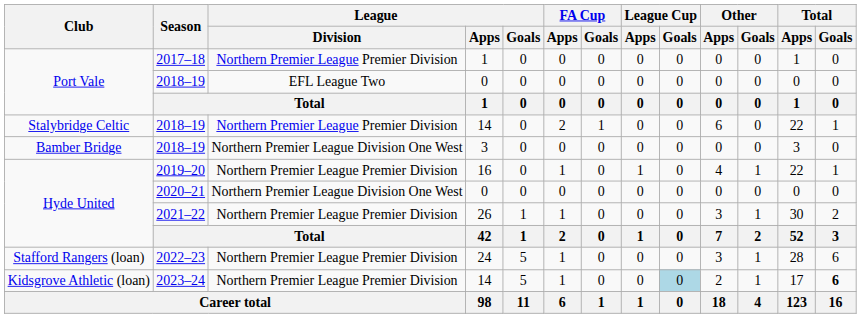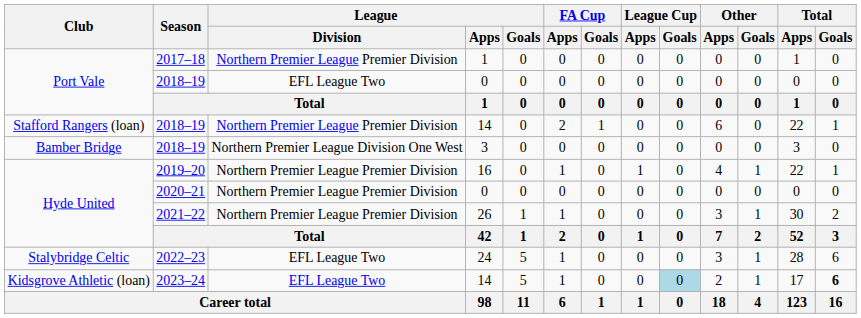(79, 125) Stalybridge Celtic -> (79, 125) Stafford Rangers (loan)
(337, 192) Northern Premier League Division One West -> (337, 192) Northern Premier League Premier Division
(79, 258) Stafford Rangers (loan) -> (79, 258) Stalybridge Celtic
(337, 258) Northern Premier League Premier Division -> (337, 258) EFL League Two
(337, 280) Northern Premier League Premier Division -> (337, 280) EFL League Two
